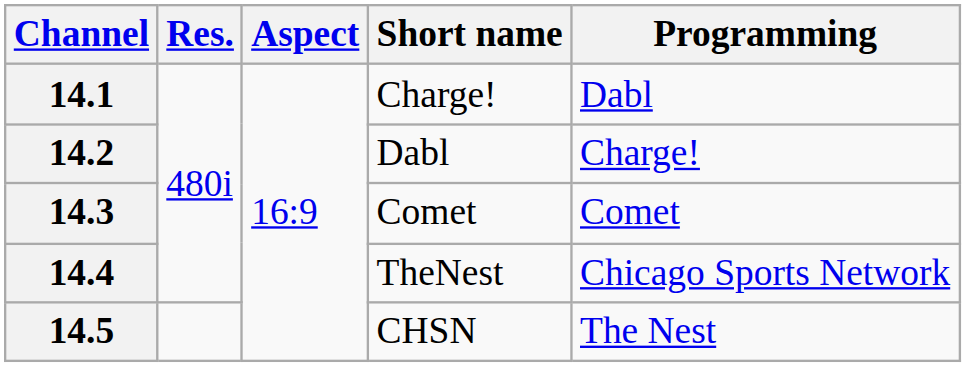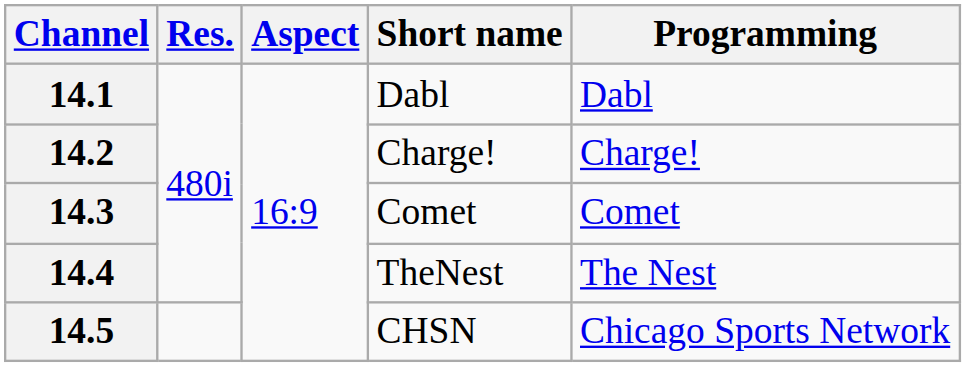(437, 93) Charge! -> (413, 93) Dabl
(413, 152) Dabl -> (437, 152) Charge!
(765, 271) Chicago Sports Network -> (648, 271) The Nest
(648, 331) The Nest -> (765, 331) Chicago Sports Network
